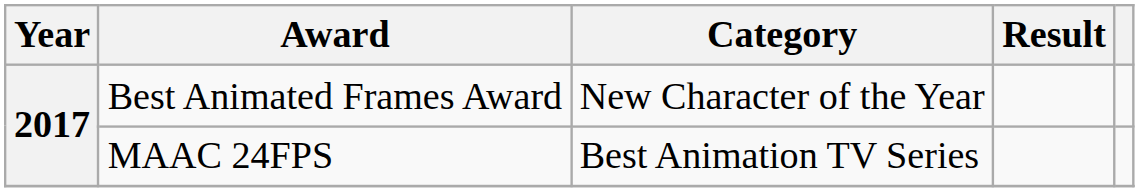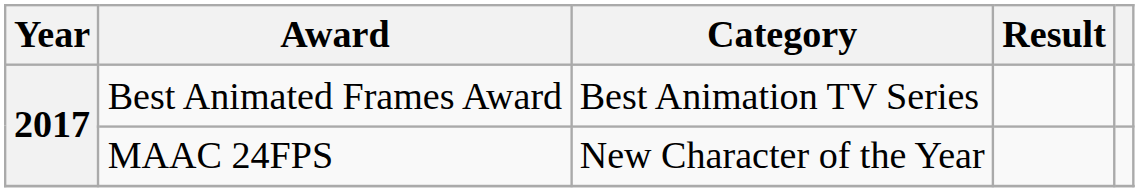(782, 95) New Character of the Year -> (779, 95) Best Animation TV Series
(779, 155) Best Animation TV Series -> (782, 155) New Character of the Year
